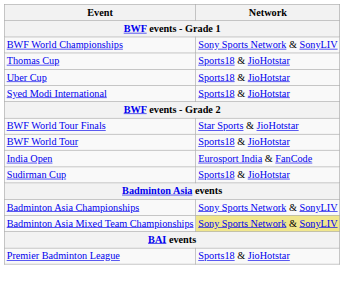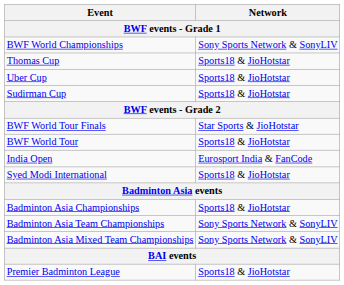rows swapped: (36, 175) <-> (57, 93)
(268, 207) Sony Sports Network & SonyLIV -> (244, 207) Sports18 & JioHotstar
+ row: (85, 223)
(268, 223) khaki background -> (268, 239) no background
